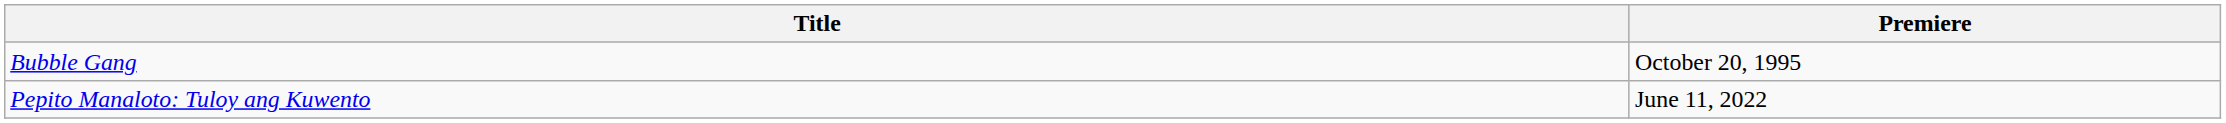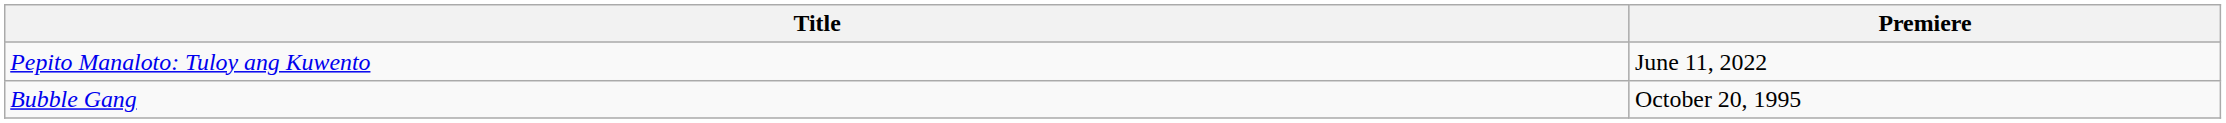rows swapped: (73, 61) <-> (190, 99)
